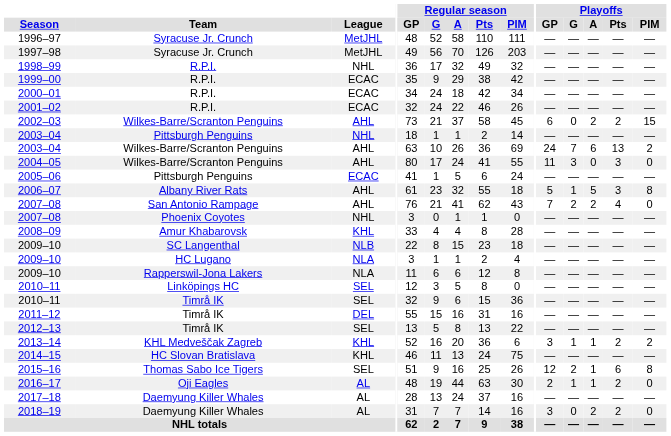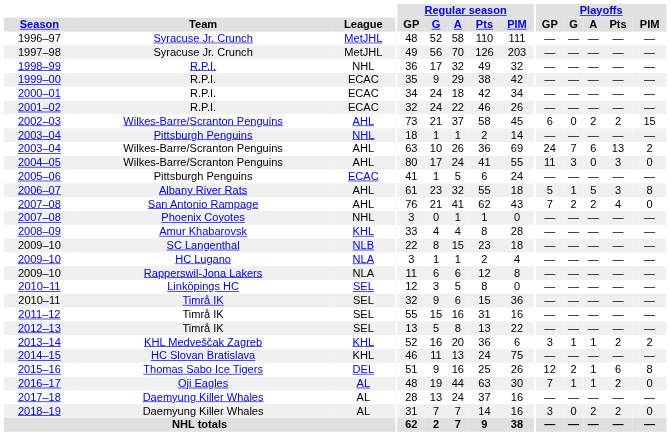(363, 314) DEL -> (363, 314) SEL
(363, 369) SEL -> (363, 369) DEL
(550, 383) 2 -> (550, 383) 7
